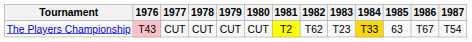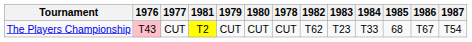columns swapped: (203, 13) <-> (286, 13)
(369, 29) gold background -> (369, 29) no background
(397, 29) 63 -> (397, 29) 68
